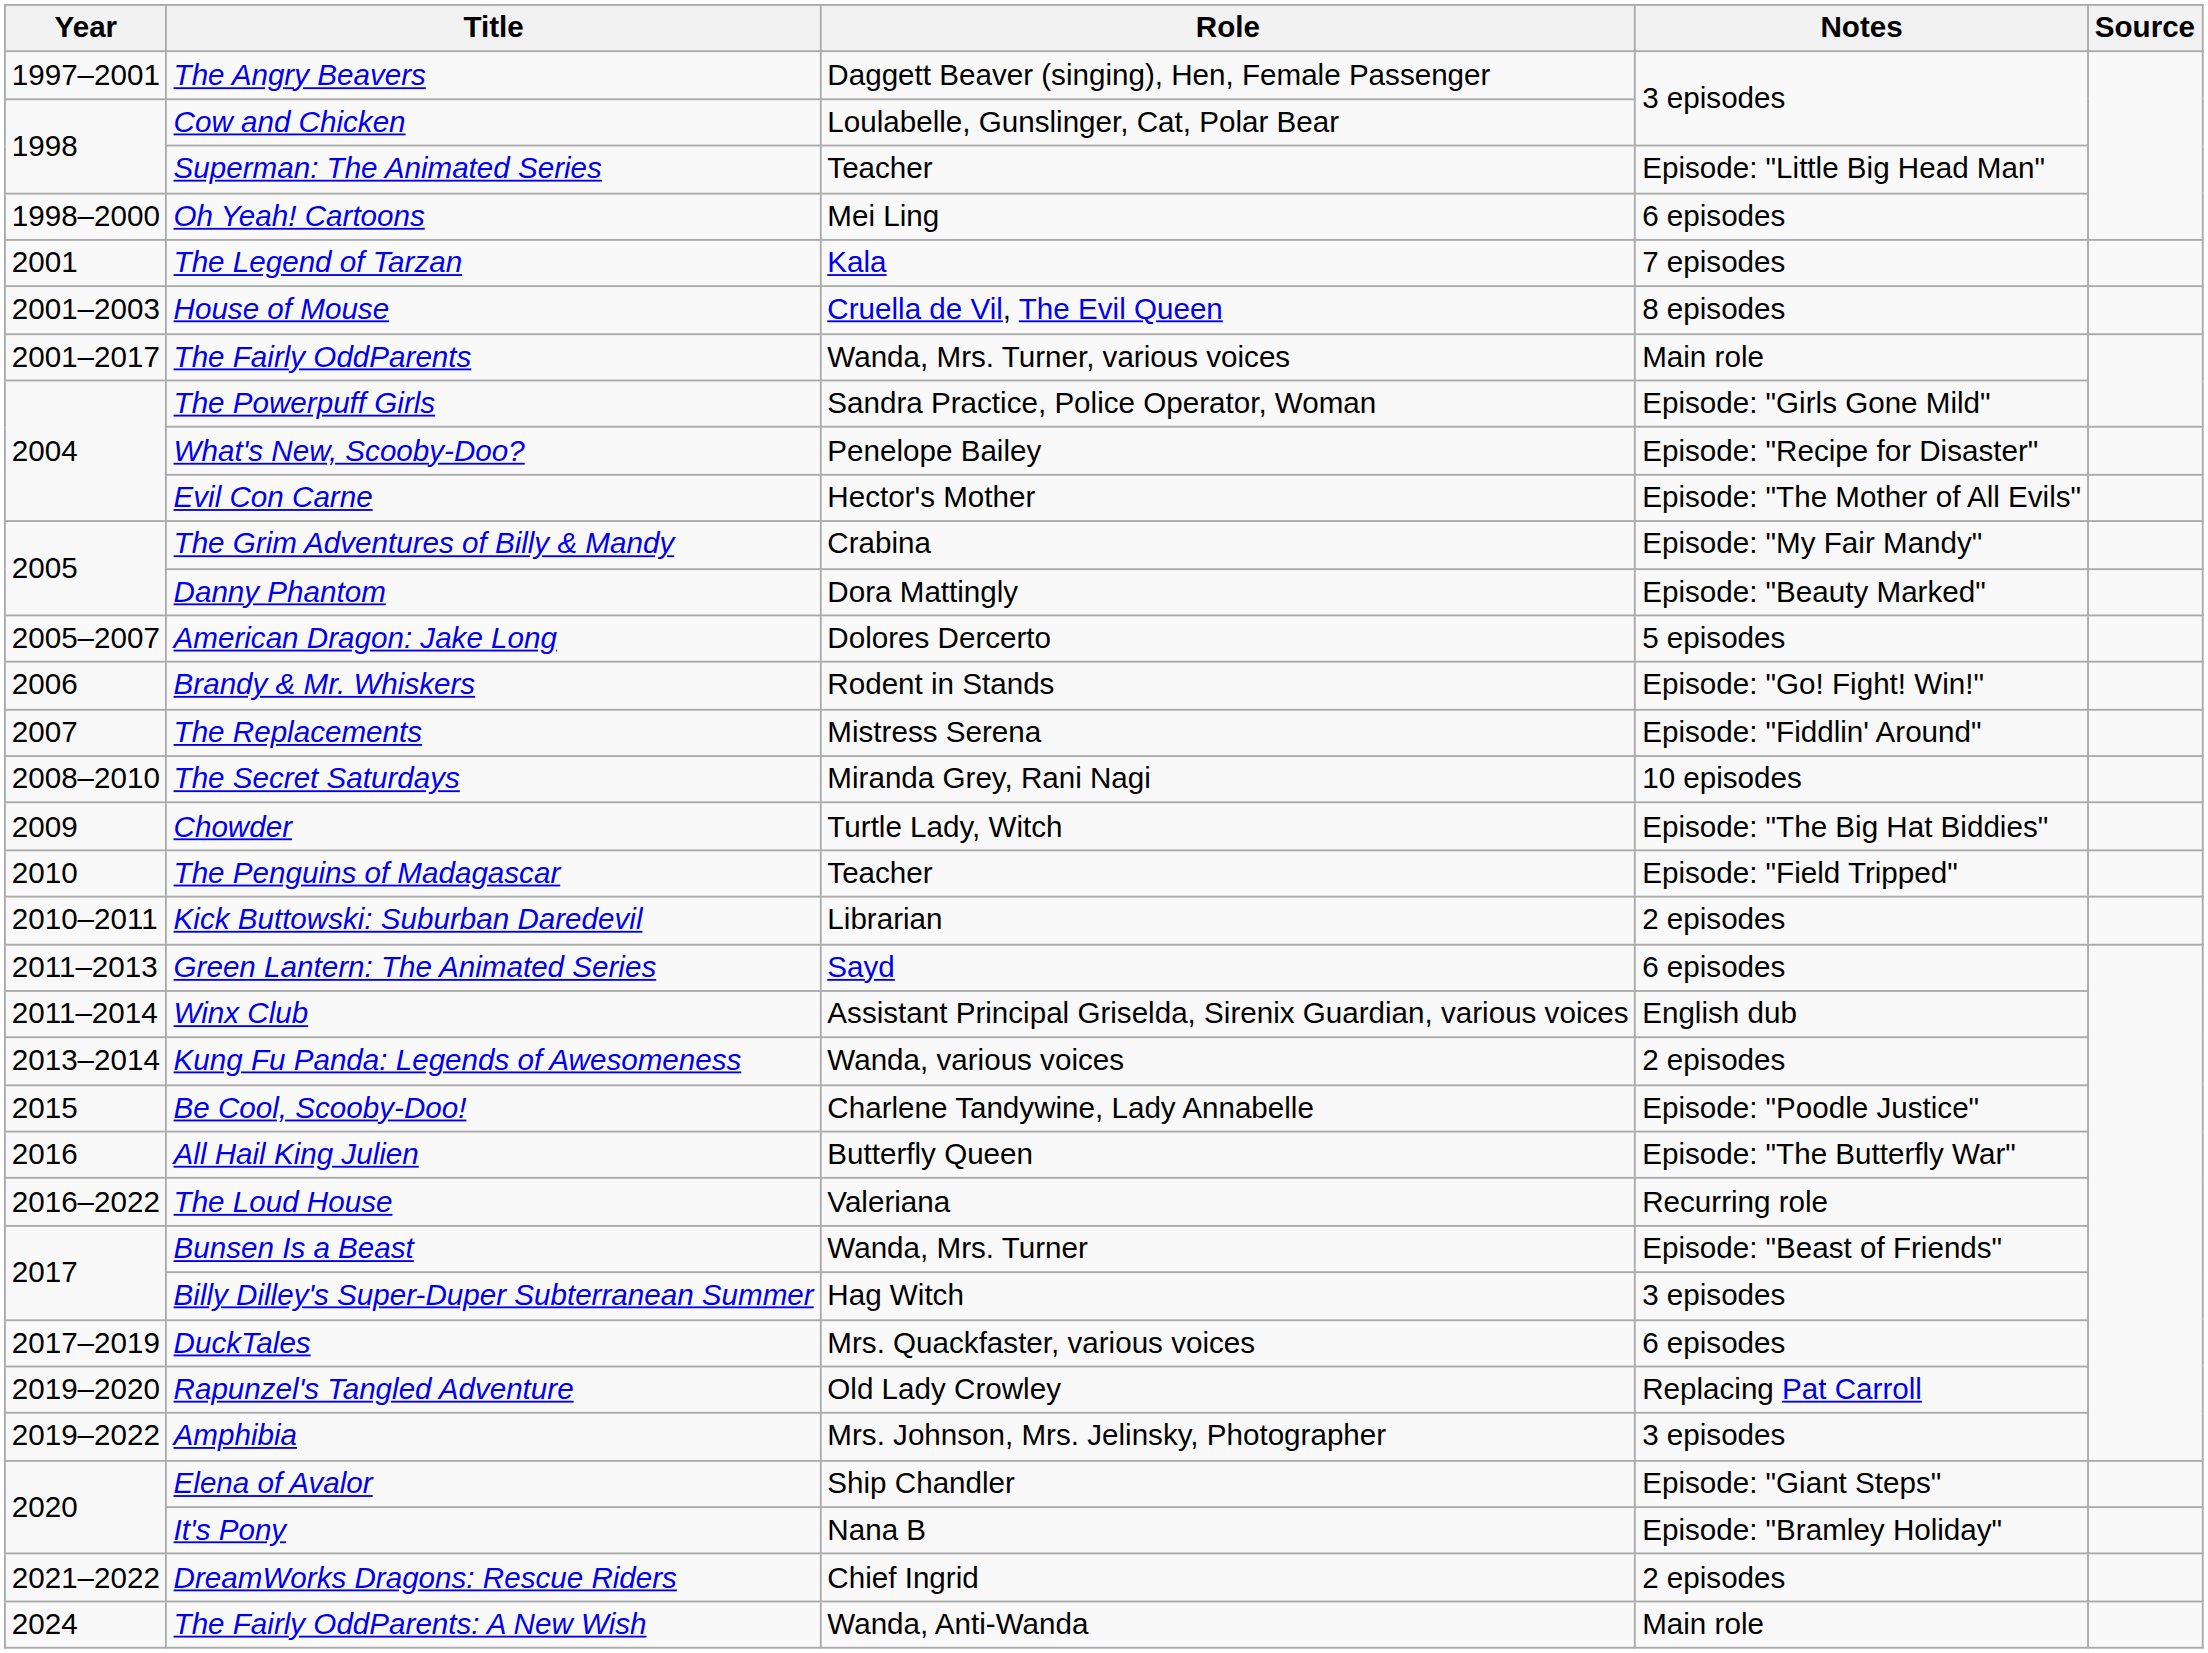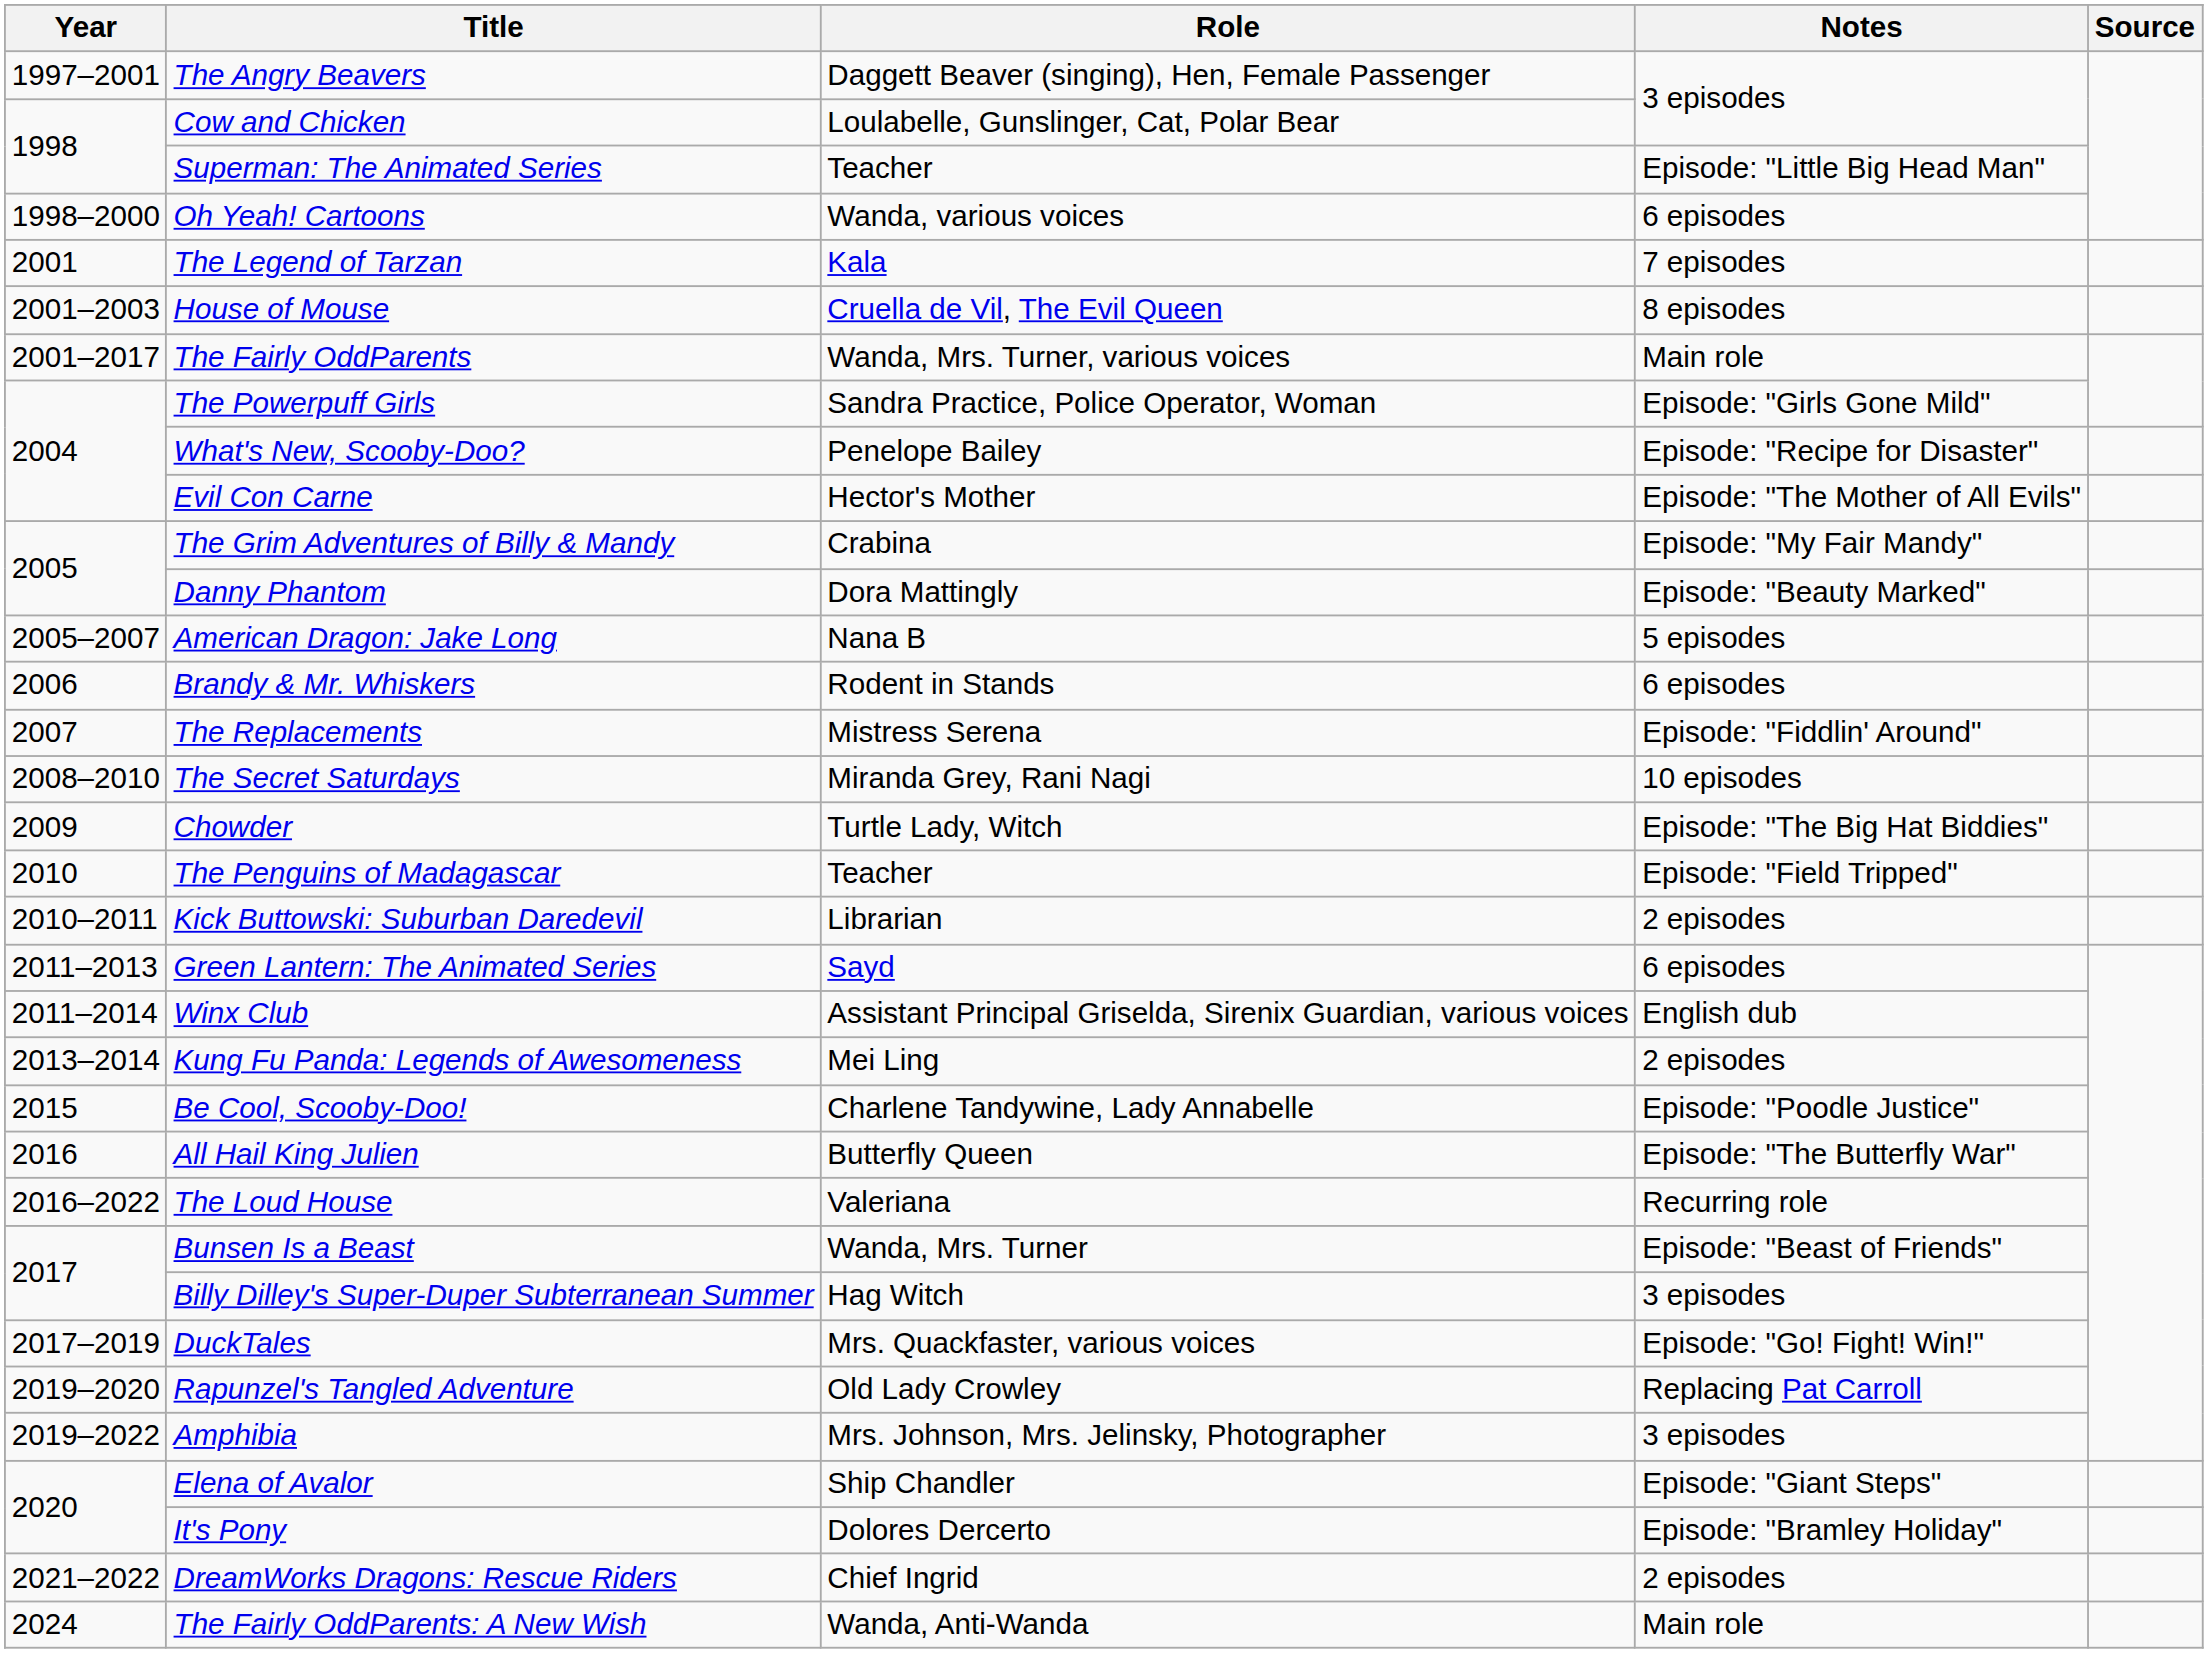(883, 215) Mei Ling -> (976, 215) Wanda, various voices
(939, 638) Dolores Dercerto -> (877, 638) Nana B
(1813, 685) Episode: "Go! Fight! Win!" -> (1714, 685) 6 episodes
(976, 1060) Wanda, various voices -> (883, 1060) Mei Ling
(1714, 1342) 6 episodes -> (1813, 1342) Episode: "Go! Fight! Win!"
(877, 1530) Nana B -> (939, 1530) Dolores Dercerto
